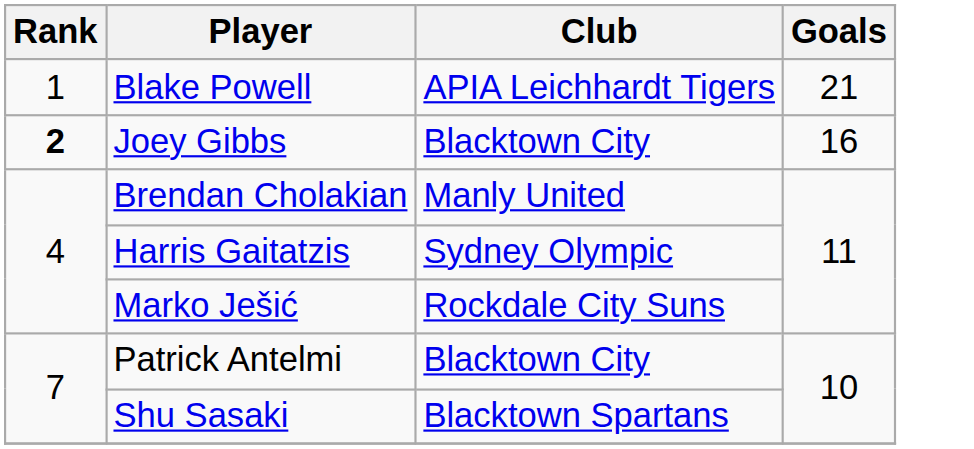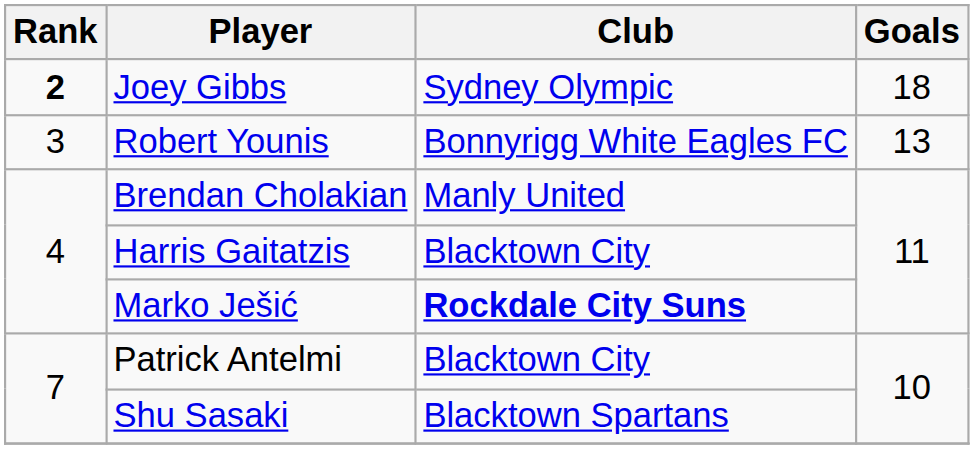- row: (212, 86)
(537, 141) Blacktown City -> (548, 86) Sydney Olympic
(839, 141) 16 -> (912, 86) 18
+ row: (221, 141)
(548, 251) Sydney Olympic -> (537, 251) Blacktown City
(574, 305) normal -> (585, 305) bold
